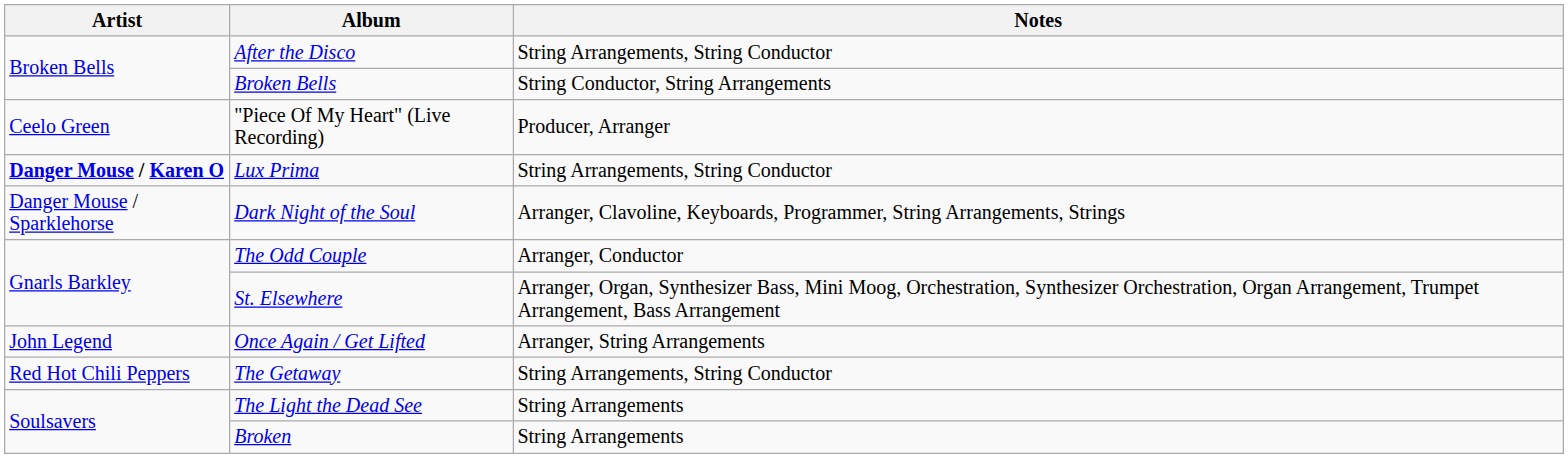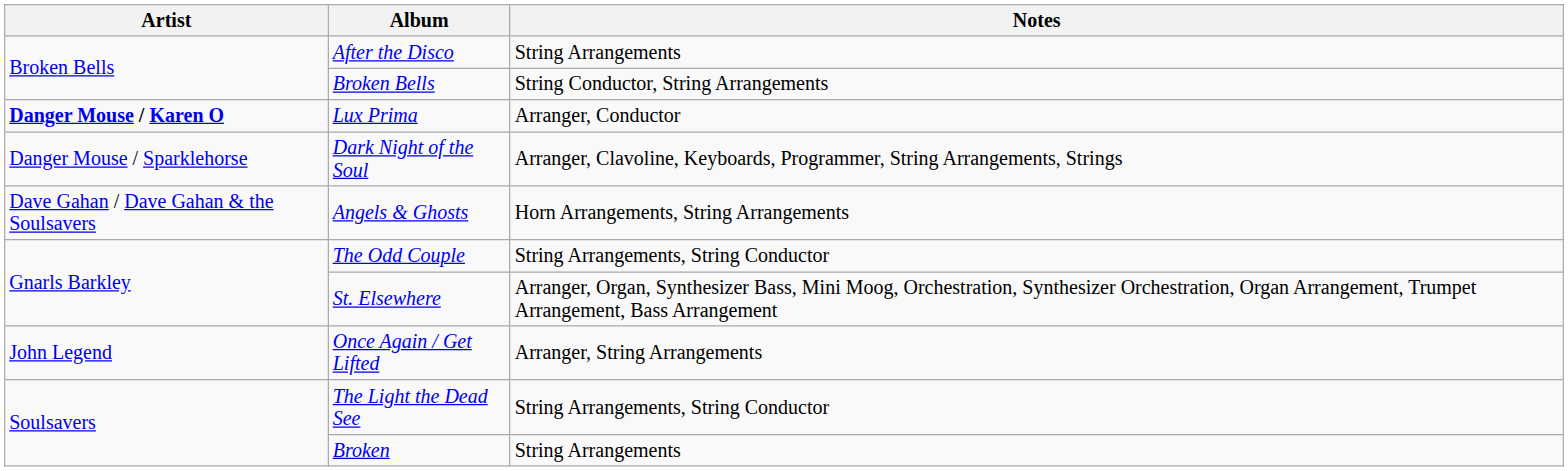(675, 52) String Arrangements, String Conductor -> (598, 52) String Arrangements
- row: (342, 126)
(675, 169) String Arrangements, String Conductor -> (598, 115) Arranger, Conductor
+ row: (400, 212)
(600, 255) Arranger, Conductor -> (672, 255) String Arrangements, String Conductor
- row: (287, 373)
(600, 405) String Arrangements -> (672, 407) String Arrangements, String Conductor
